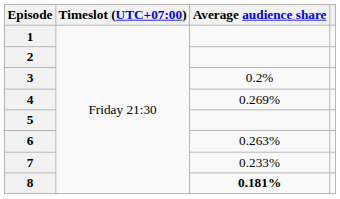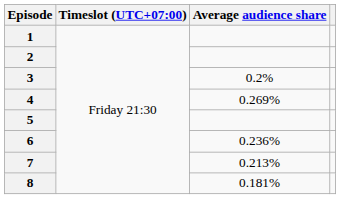(260, 141) 0.263% -> (260, 141) 0.236%
(260, 162) 0.233% -> (260, 162) 0.213%
(260, 183) bold -> (260, 183) normal
